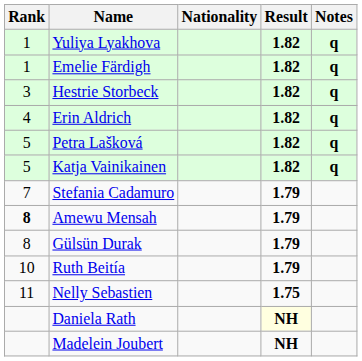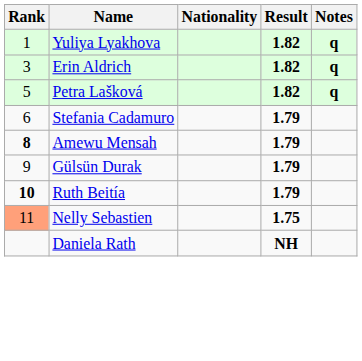- row: (101, 67)
- row: (105, 92)
(27, 117) 4 -> (27, 67) 3
- row: (109, 167)
(27, 192) 7 -> (27, 117) 6
(27, 243) 8 -> (27, 167) 9
(27, 268) normal -> (27, 192) bold
(27, 293) no background -> (27, 218) lightsalmon background
(286, 318) lightyellow background -> (286, 243) no background
- row: (108, 343)
